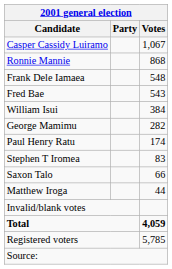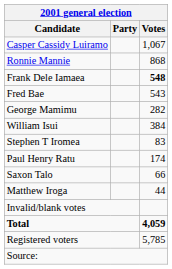(158, 77) normal -> (158, 77) bold
rows swapped: (32, 110) <-> (42, 126)
rows swapped: (41, 142) <-> (43, 158)
